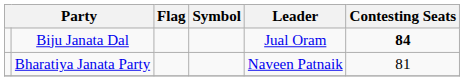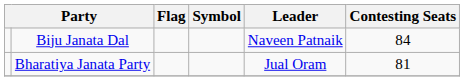(295, 40) Jual Oram -> (295, 40) Naveen Patnaik
(403, 40) bold -> (403, 40) normal
(295, 64) Naveen Patnaik -> (295, 64) Jual Oram
